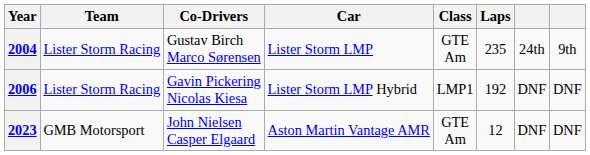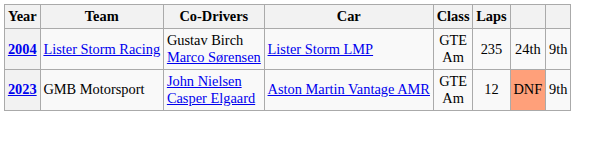- row: (22, 89)
(532, 130) no background -> (528, 89) lightsalmon background
(567, 130) DNF -> (558, 89) 9th
